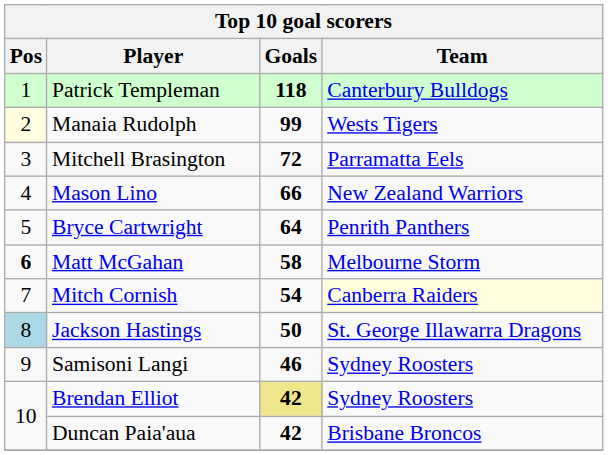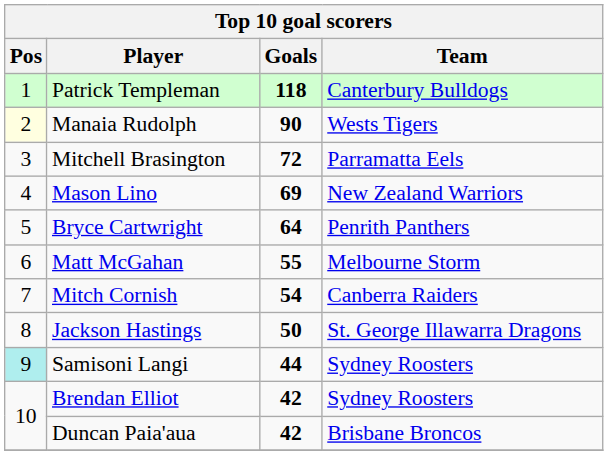(291, 124) 99 -> (291, 124) 90
(291, 192) 66 -> (291, 192) 69
(26, 261) bold -> (26, 261) normal
(291, 261) 58 -> (291, 261) 55
(403, 295) lightyellow background -> (403, 295) no background
(26, 329) lightblue background -> (26, 329) no background
(26, 364) no background -> (26, 364) paleturquoise background
(291, 364) 46 -> (291, 364) 44
(291, 398) khaki background -> (291, 398) no background
